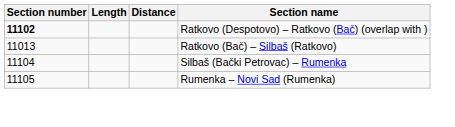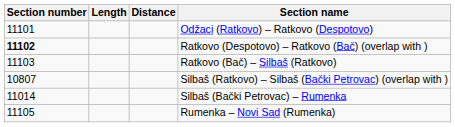+ row: (277, 29)
(21, 46) 11013 -> (21, 63) 11103
+ row: (314, 79)
(21, 63) 11104 -> (21, 96) 11014
